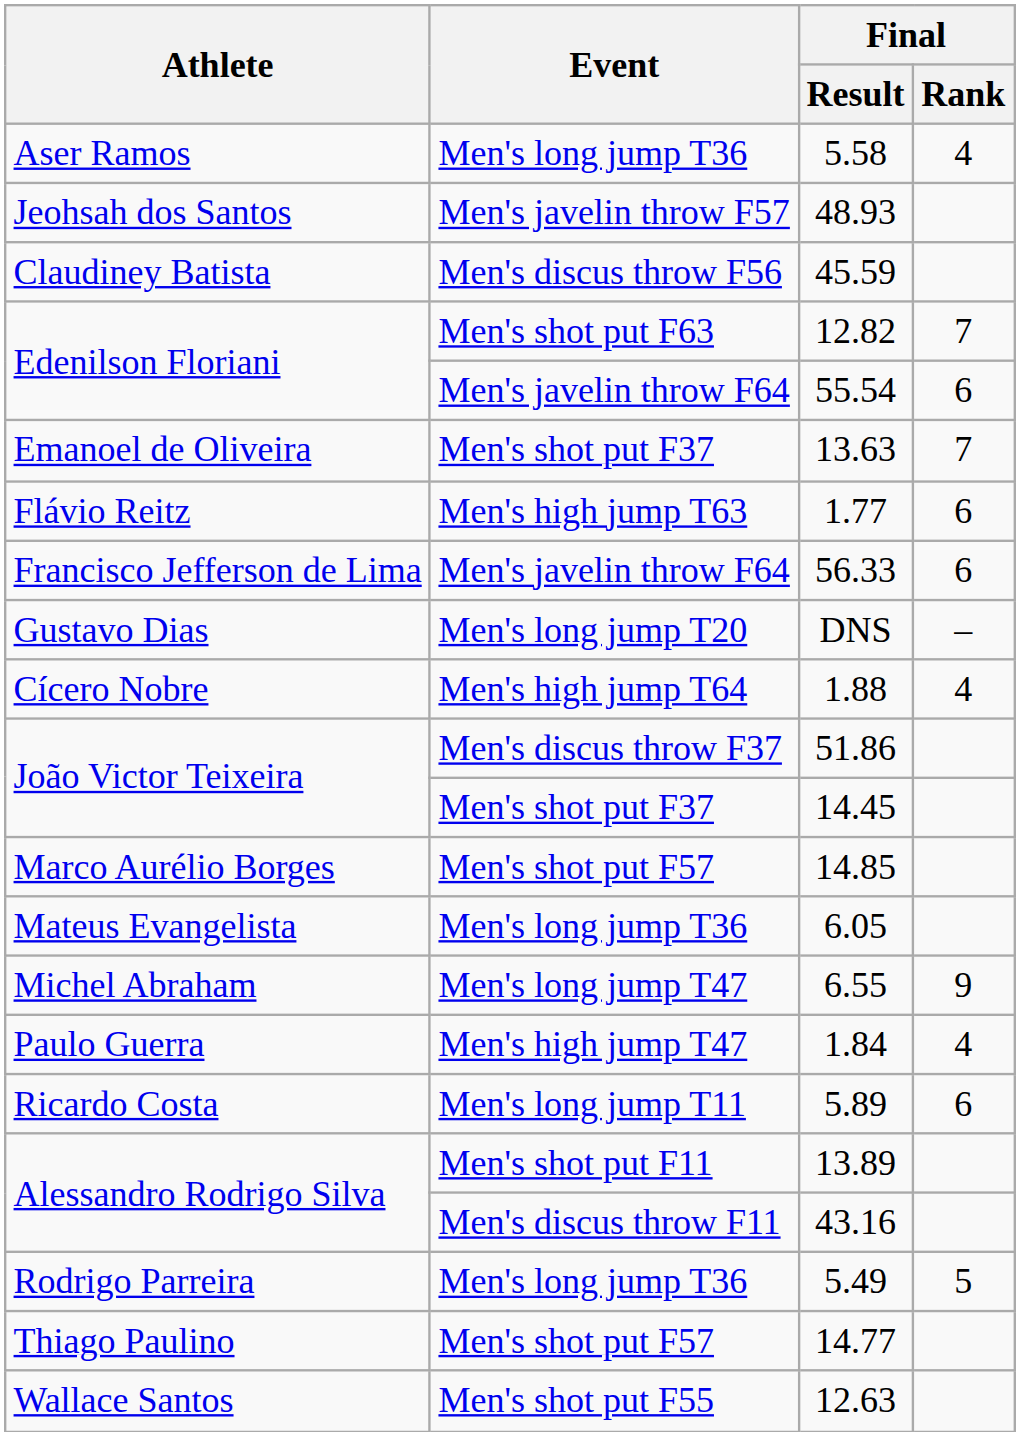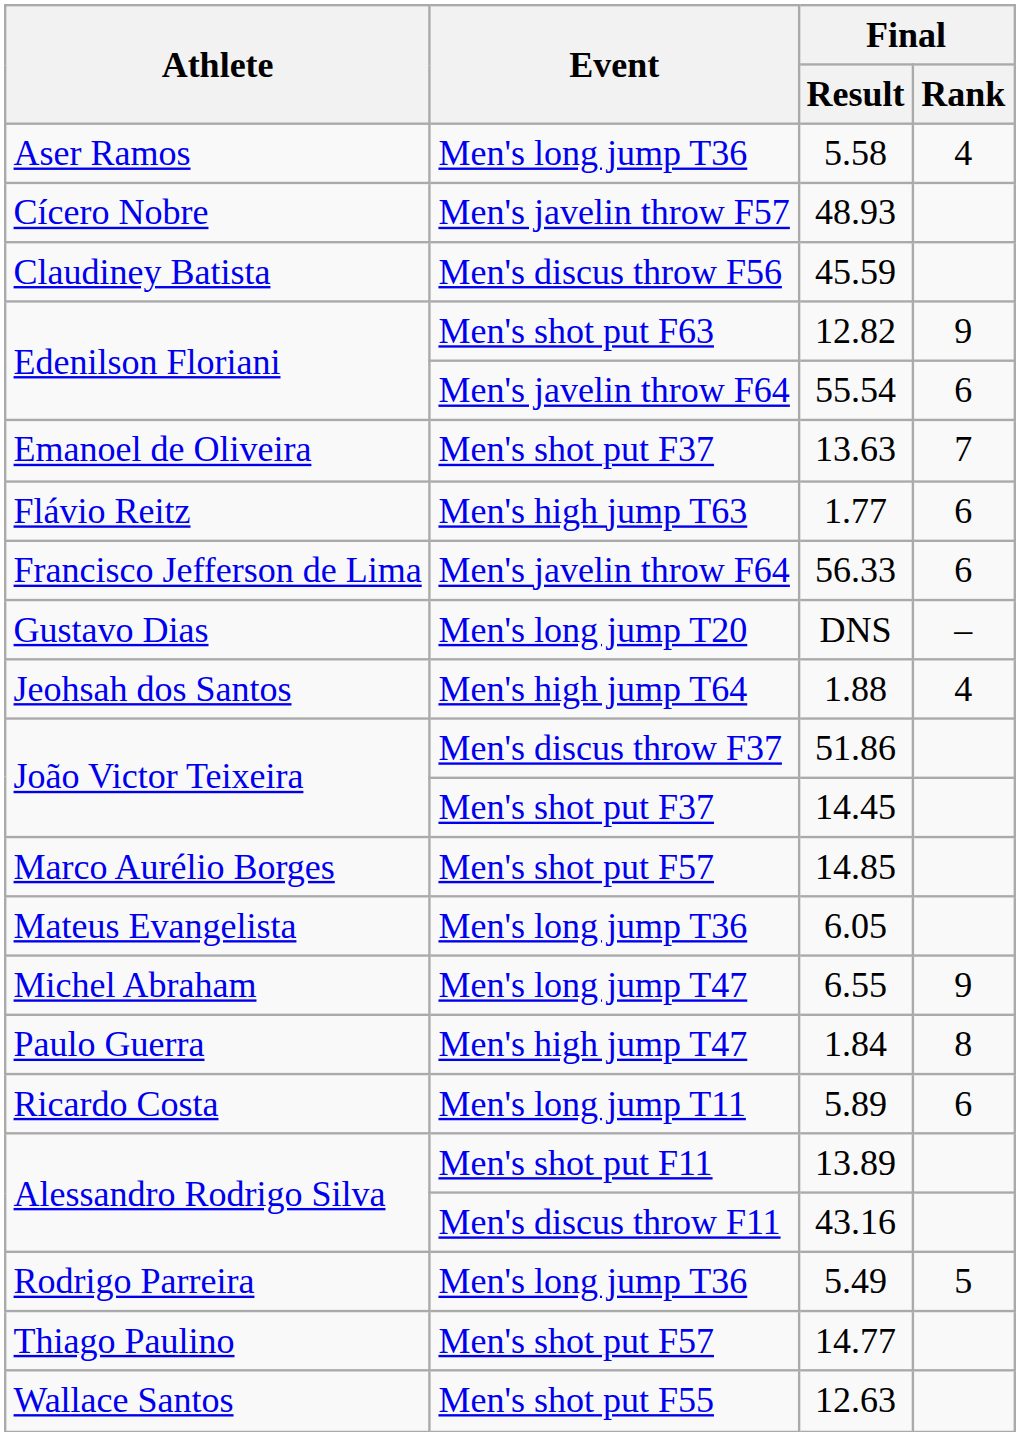(153, 212) Jeohsah dos Santos -> (111, 212) Cícero Nobre
(963, 331) 7 -> (963, 331) 9
(111, 687) Cícero Nobre -> (153, 687) Jeohsah dos Santos
(963, 1044) 4 -> (963, 1044) 8
